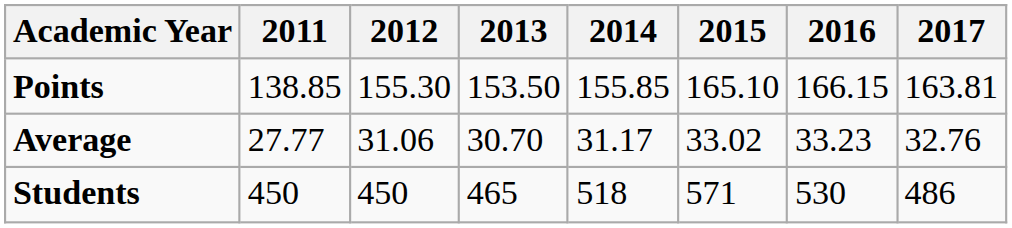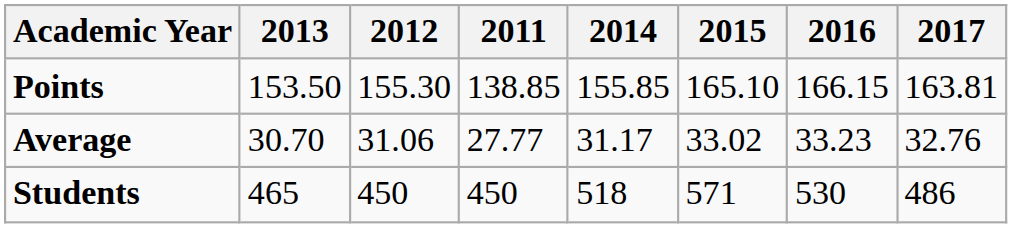columns swapped: (295, 31) <-> (514, 31)
